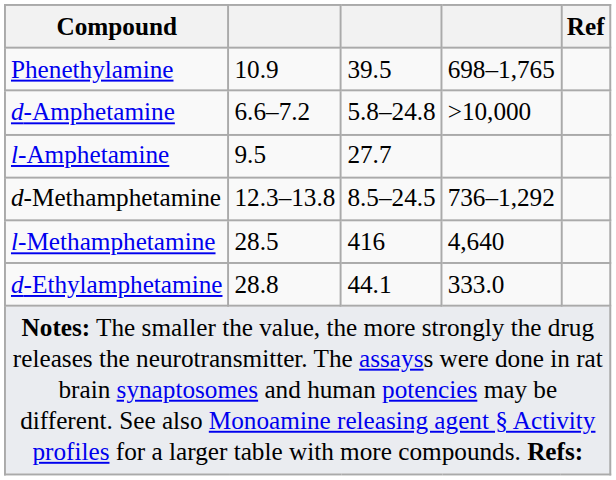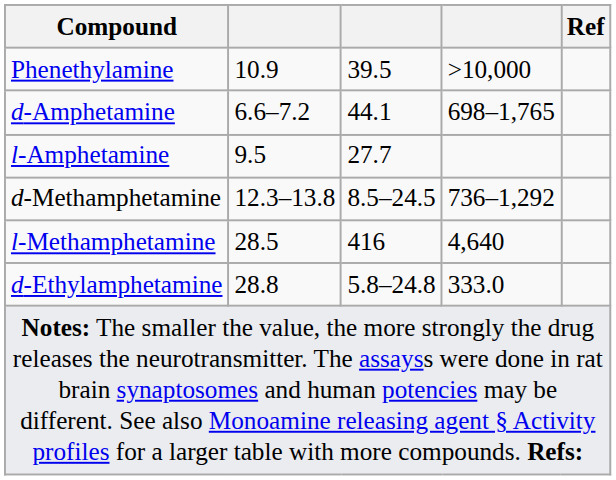(501, 69) 698–1,765 -> (489, 69) >10,000
(392, 112) 5.8–24.8 -> (369, 112) 44.1
(489, 112) >10,000 -> (501, 112) 698–1,765
(369, 284) 44.1 -> (392, 284) 5.8–24.8
